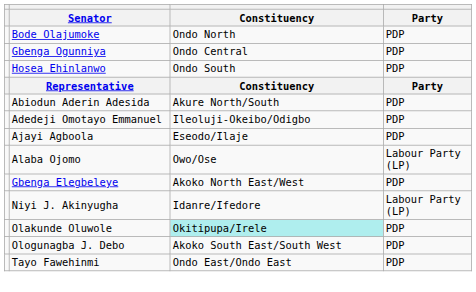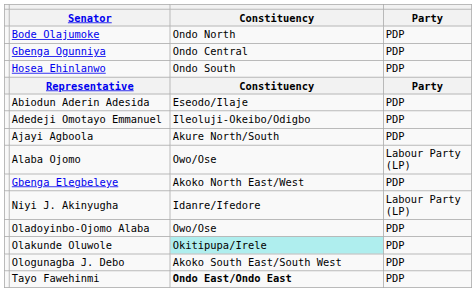(226, 103) Akure North/South -> (210, 103) Eseodo/Ilaje
(210, 136) Eseodo/Ilaje -> (226, 136) Akure North/South
+ row: (81, 228)
(232, 262) normal -> (232, 279) bold
